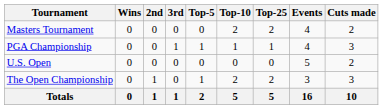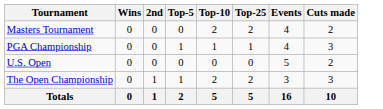- column: (176, 12)
